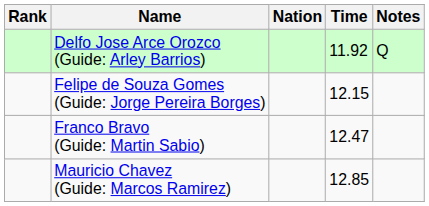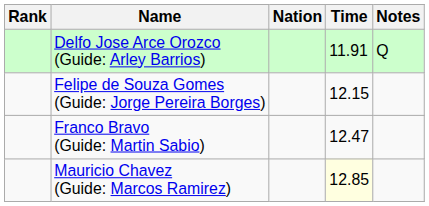(349, 51) 11.92 -> (349, 51) 11.91
(349, 179) no background -> (349, 179) lightyellow background
